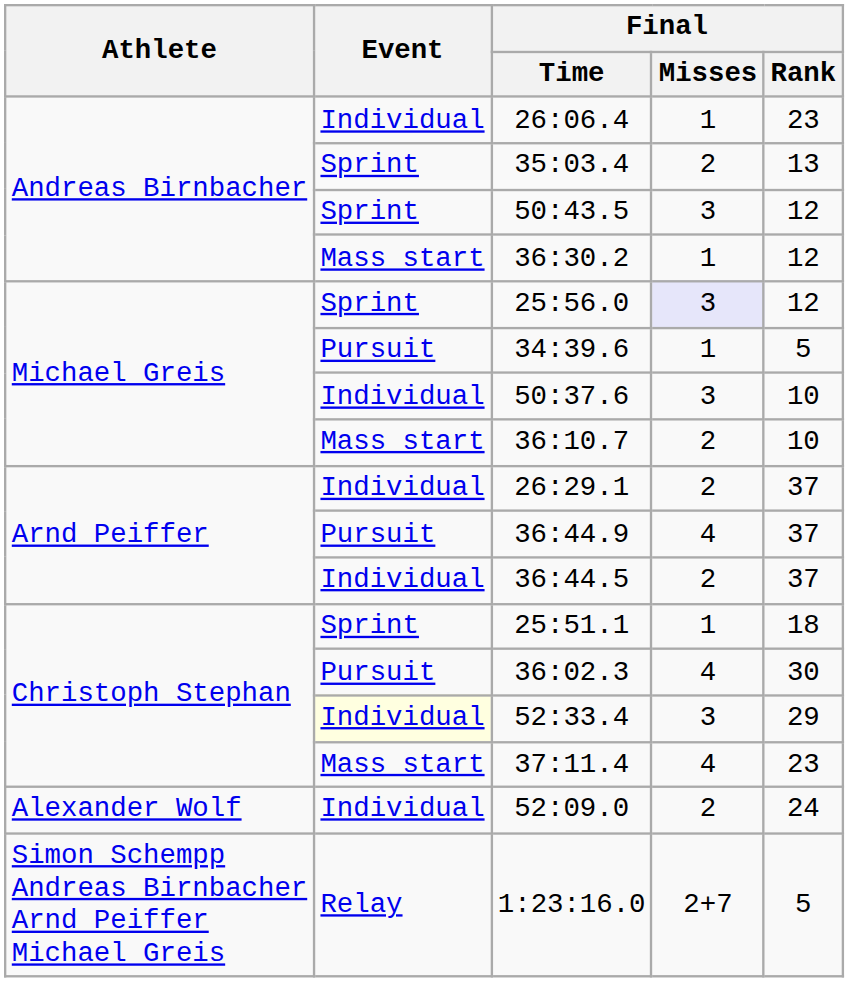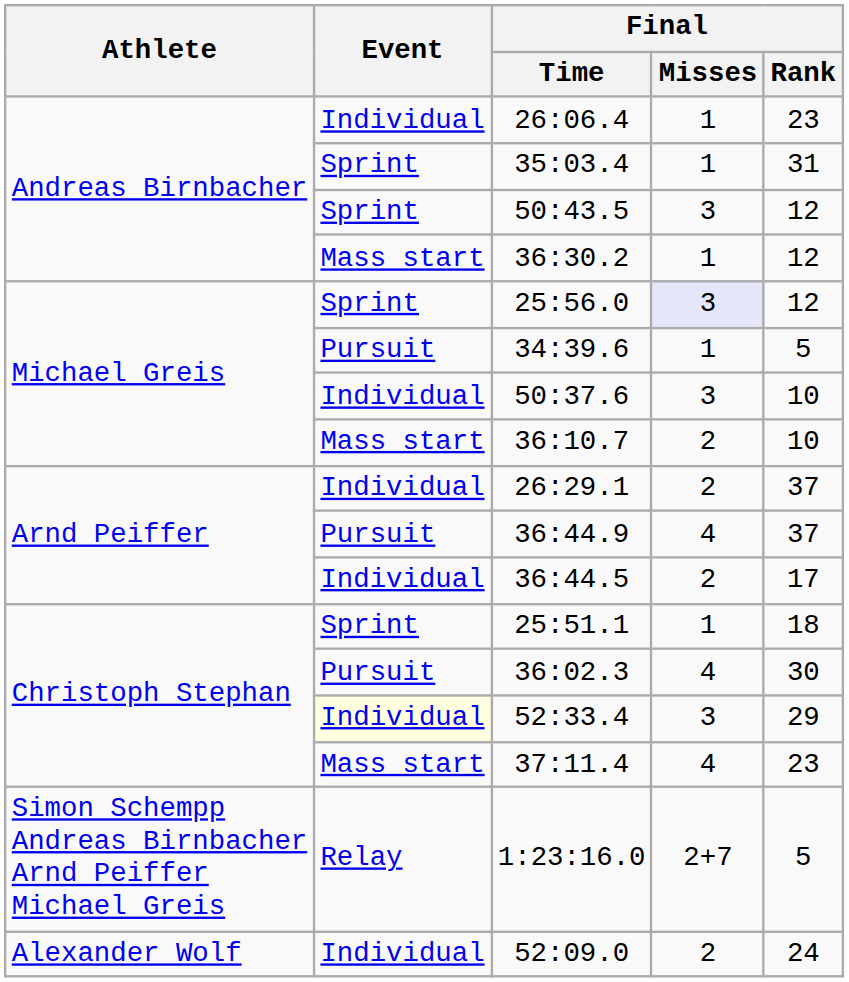(708, 166) 2 -> (708, 166) 1
(803, 166) 13 -> (803, 166) 31
(803, 580) 37 -> (803, 580) 17
rows swapped: (572, 810) <-> (572, 905)
